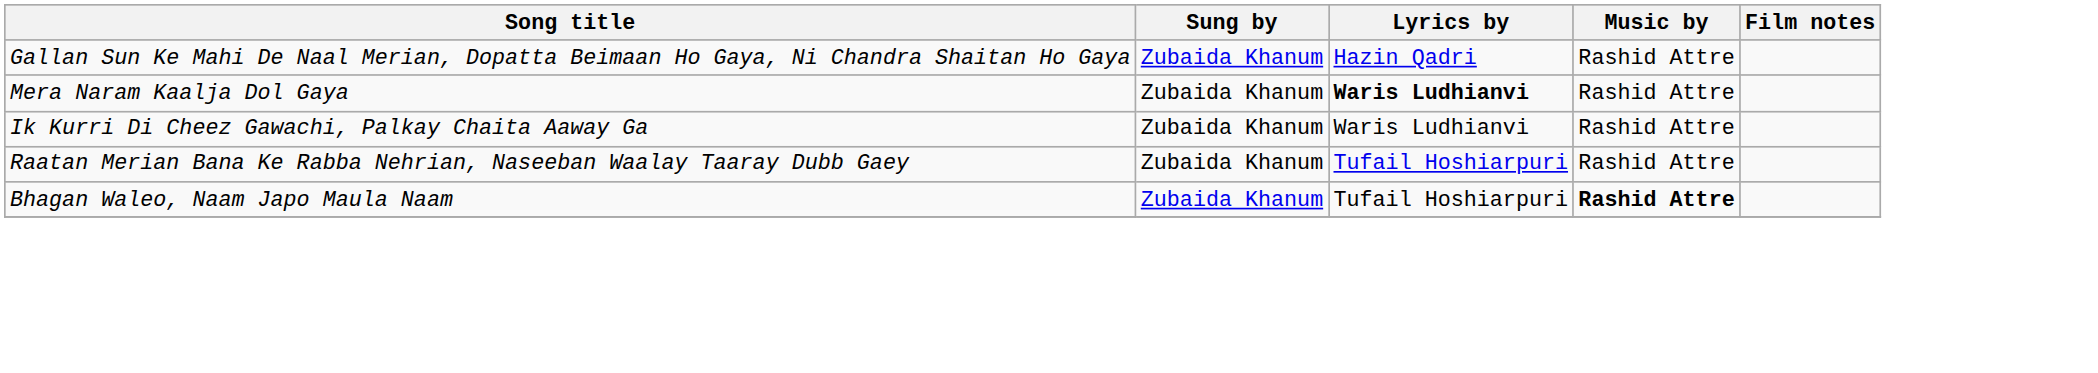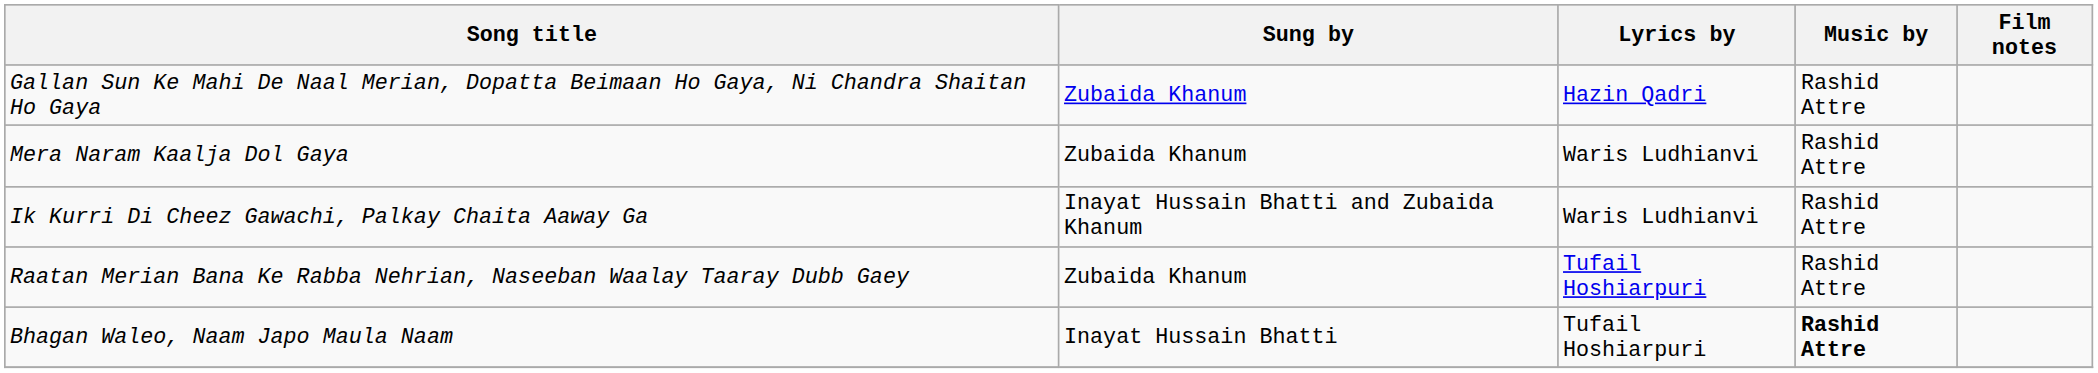(1431, 93) bold -> (1661, 156) normal
(1232, 129) Zubaida Khanum -> (1279, 216) Inayat Hussain Bhatti and Zubaida Khanum
(1232, 199) Zubaida Khanum -> (1201, 337) Inayat Hussain Bhatti
